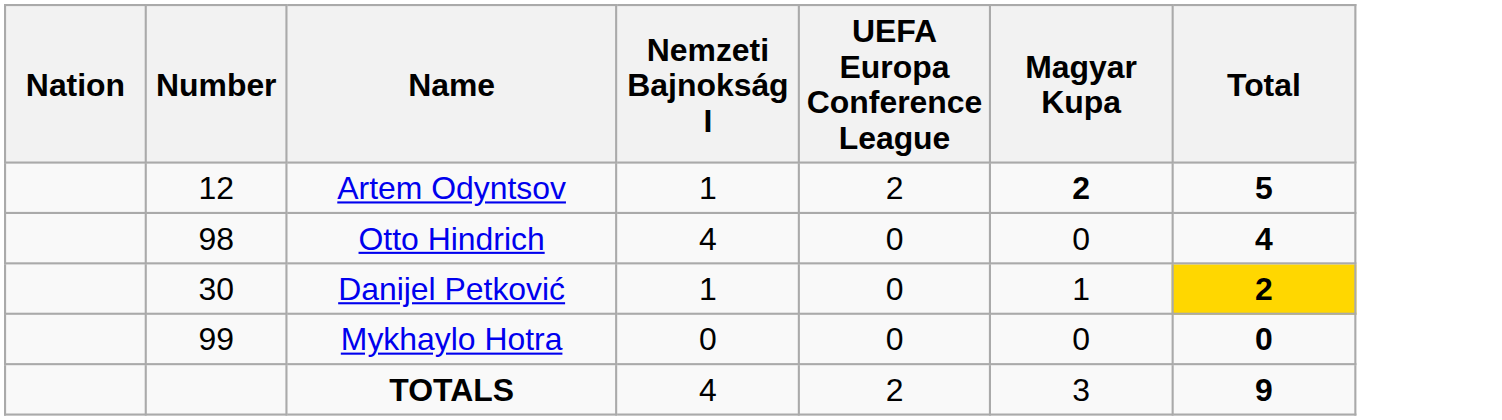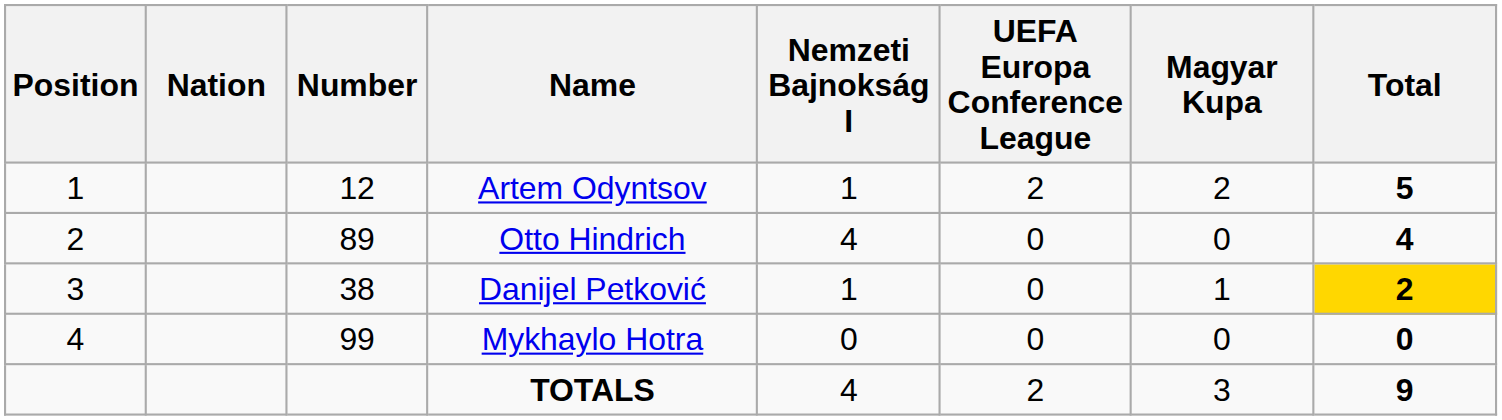+ column: (75, 84)
(1081, 188) bold -> (1222, 188) normal
(216, 239) 98 -> (357, 239) 89
(216, 289) 30 -> (357, 289) 38
